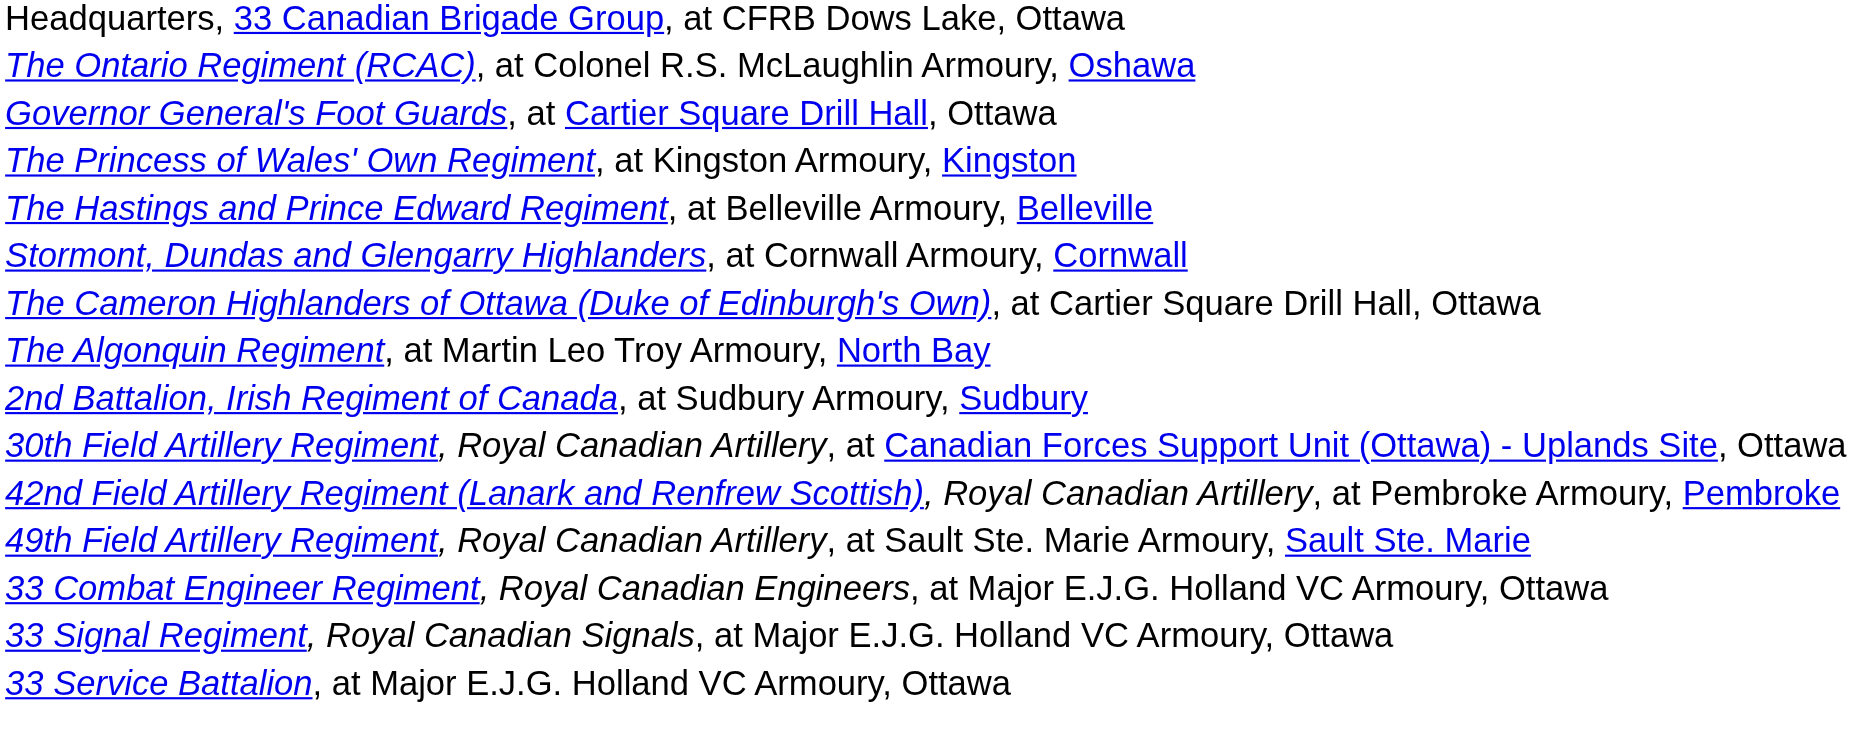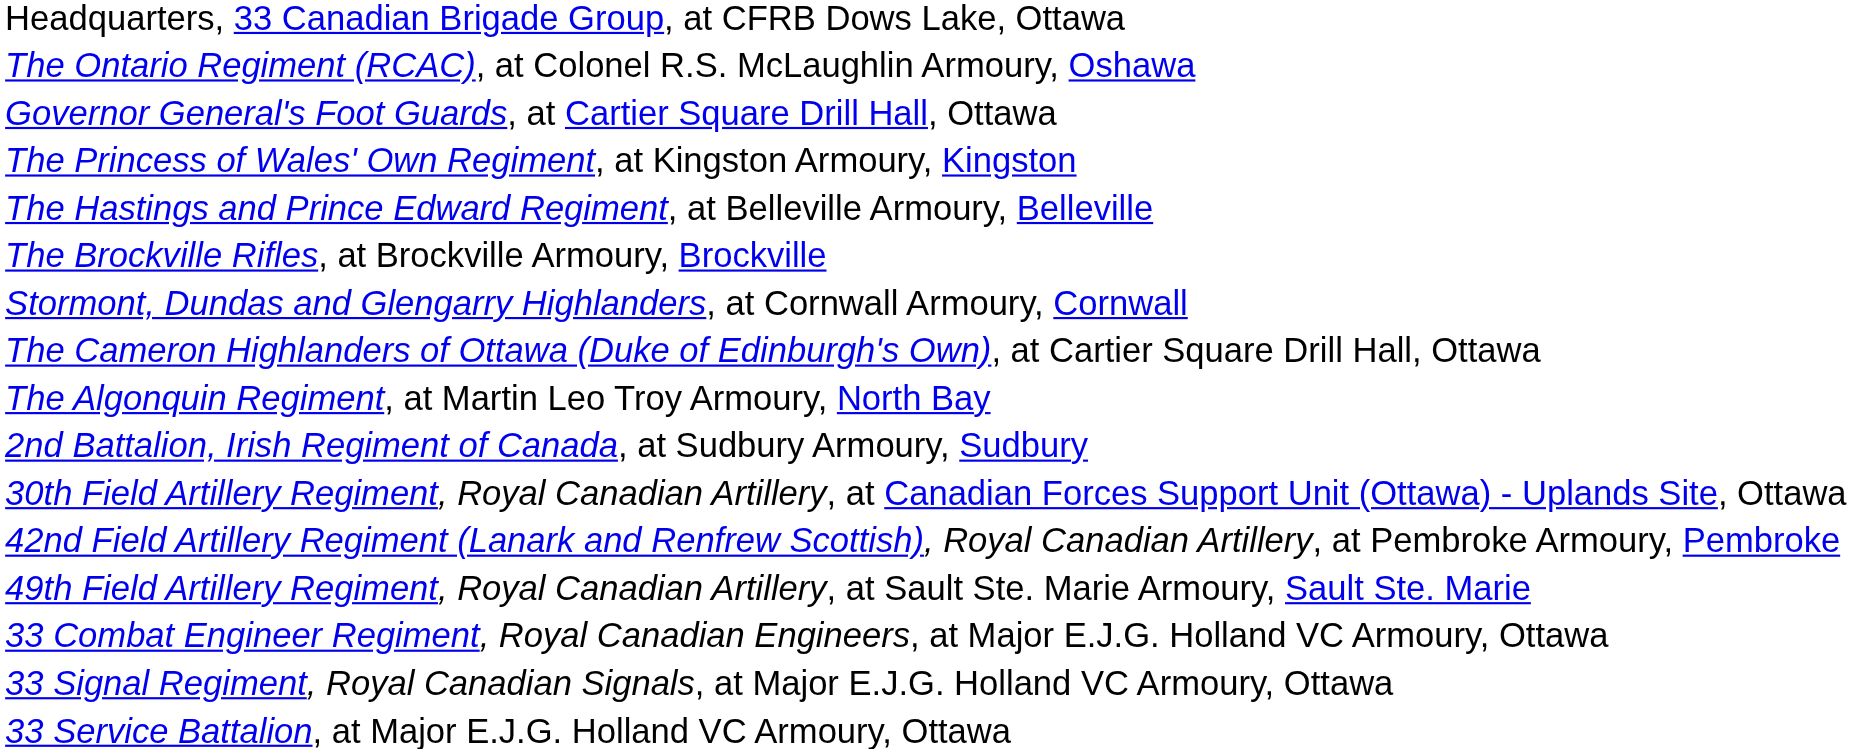+ row: (416, 255)
